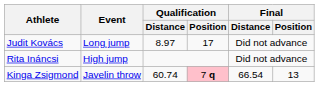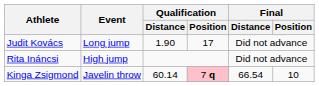(165, 43) 8.97 -> (165, 43) 1.90
(165, 74) 60.74 -> (165, 74) 60.14
(293, 74) 13 -> (293, 74) 10
